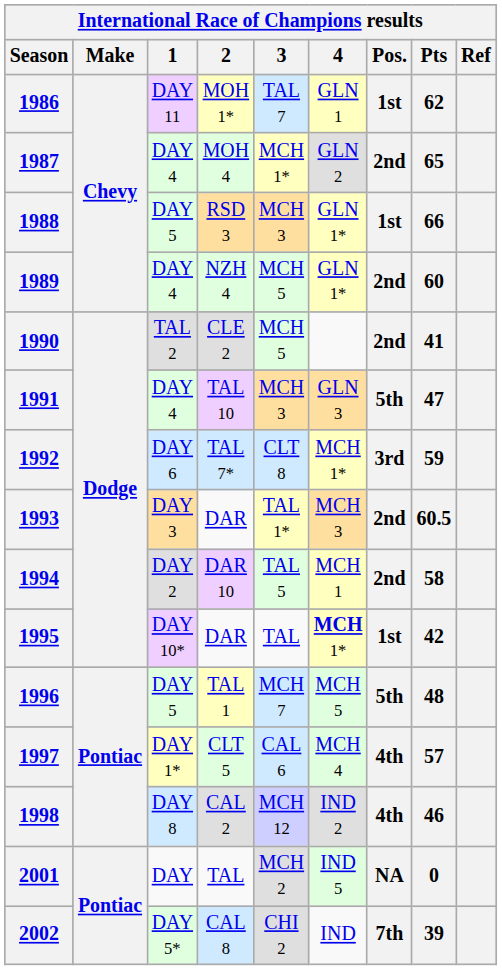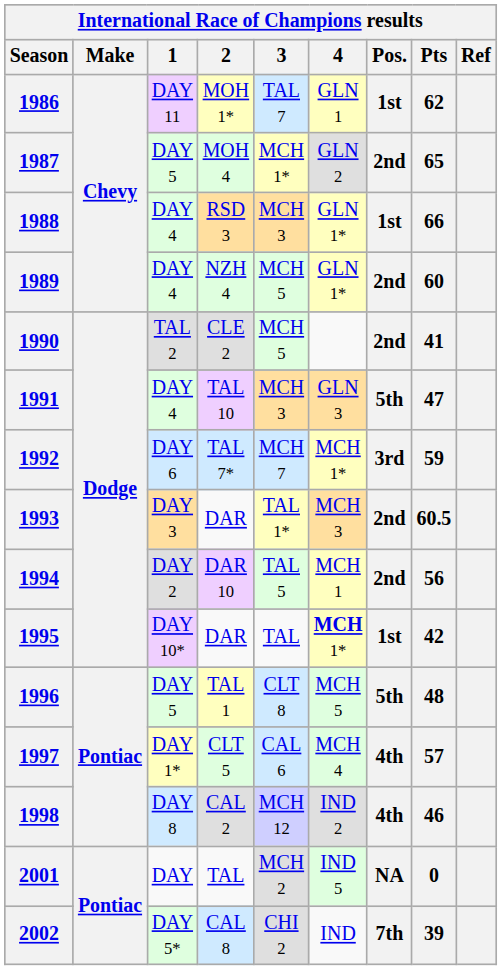(172, 161) DAY 4 -> (172, 161) DAY 5
(172, 221) DAY 5 -> (172, 221) DAY 4
(281, 458) CLT 8 -> (281, 458) MCH 7
(434, 578) 58 -> (434, 578) 56
(281, 696) MCH 7 -> (281, 696) CLT 8
